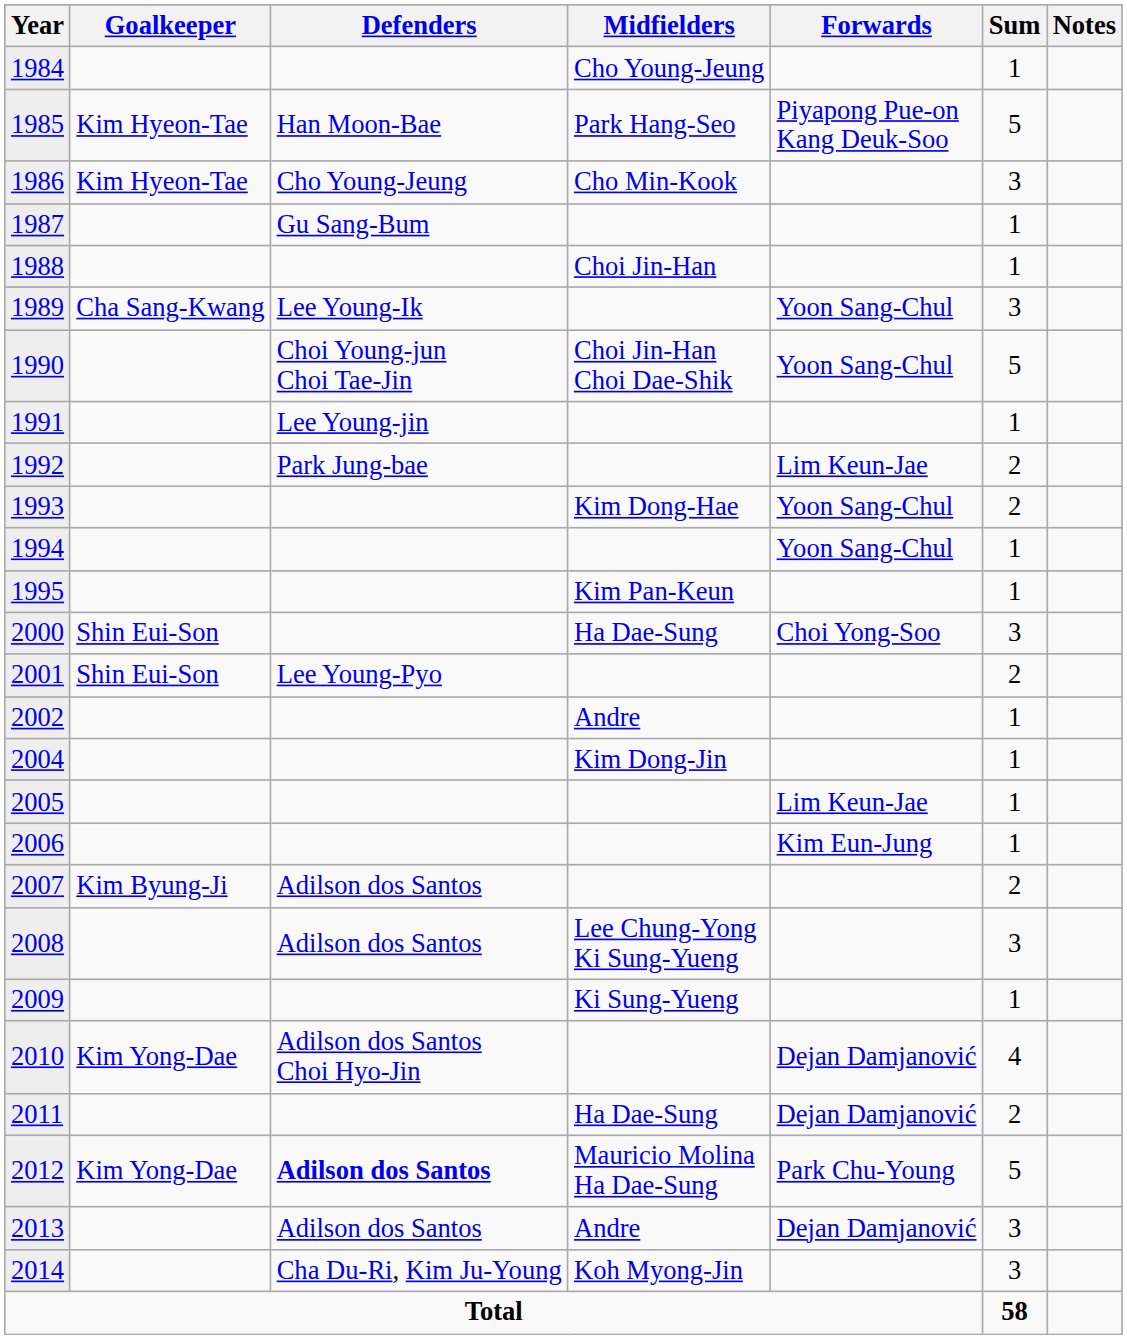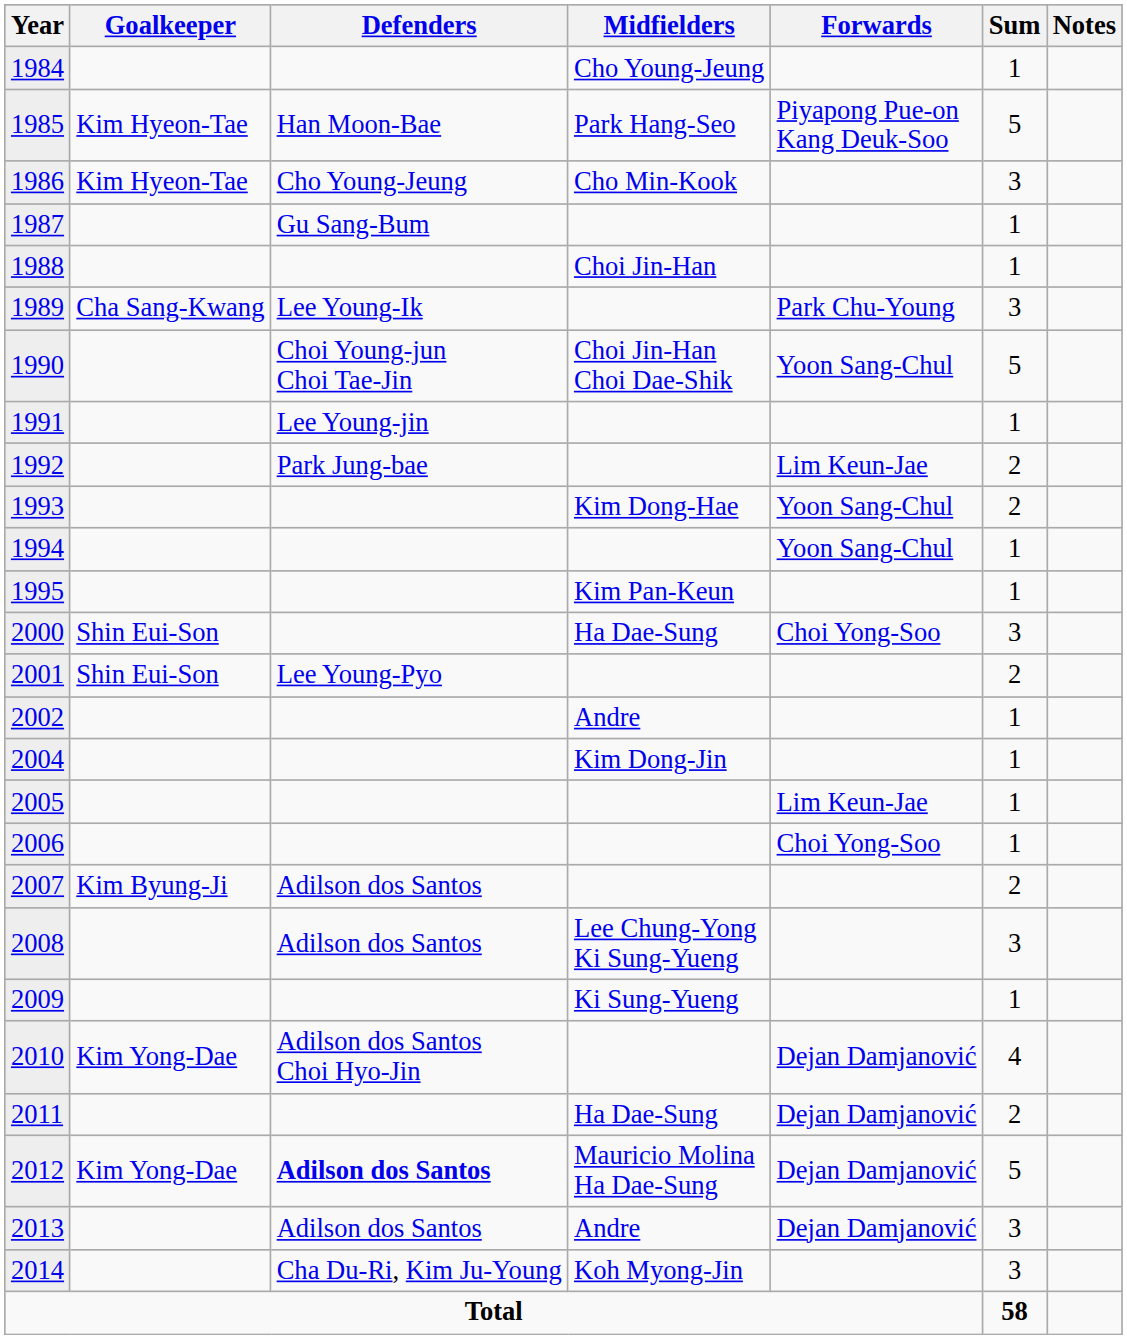(865, 308) Yoon Sang-Chul -> (866, 308) Park Chu-Young
(854, 843) Kim Eun-Jung -> (859, 843) Choi Yong-Soo
(866, 1170) Park Chu-Young -> (877, 1170) Dejan Damjanović
